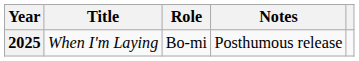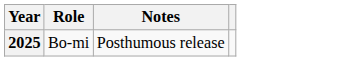- column: (103, 17)
